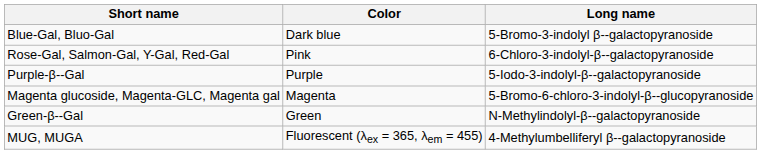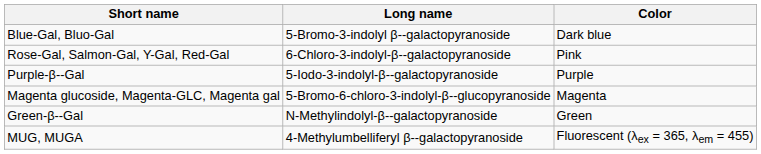columns swapped: (621, 14) <-> (384, 14)
